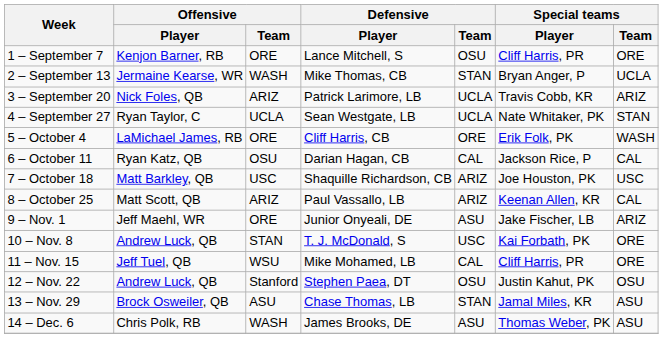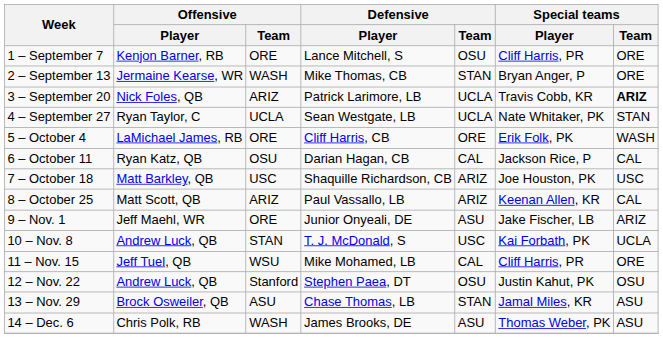(634, 76) UCLA -> (630, 76) ORE
(631, 96) normal -> (632, 96) bold
(630, 240) ORE -> (634, 240) UCLA
